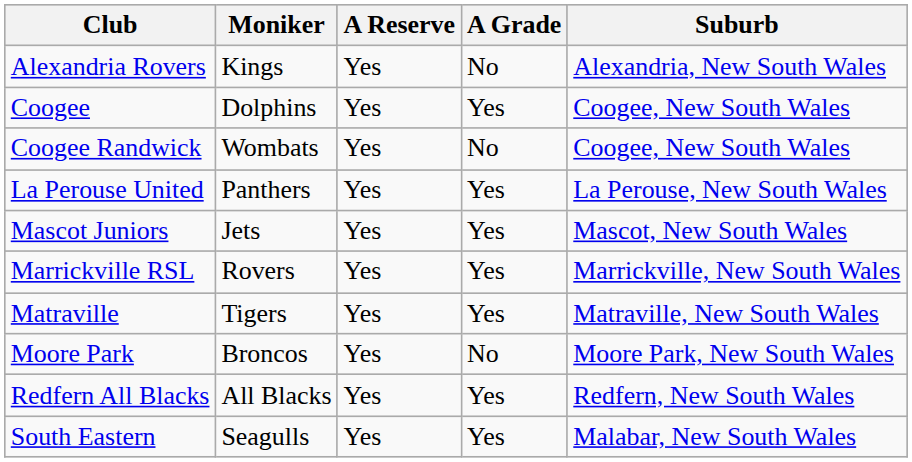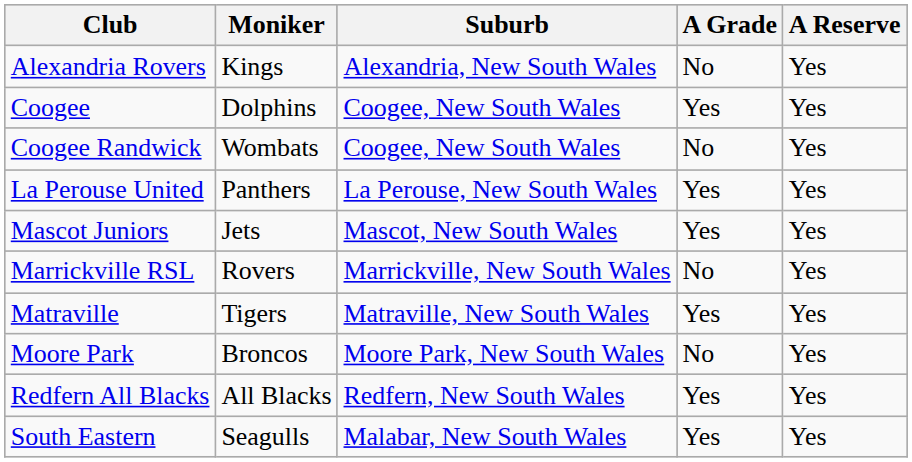columns swapped: (737, 25) <-> (399, 25)
(486, 271) Yes -> (698, 271) No
